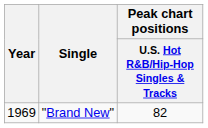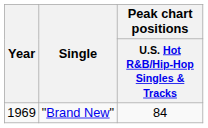(160, 112) 82 -> (160, 112) 84
